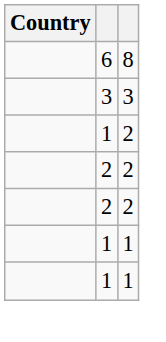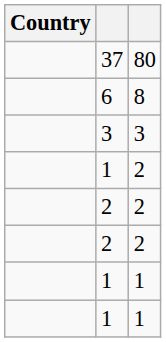+ row: (112, 59)
